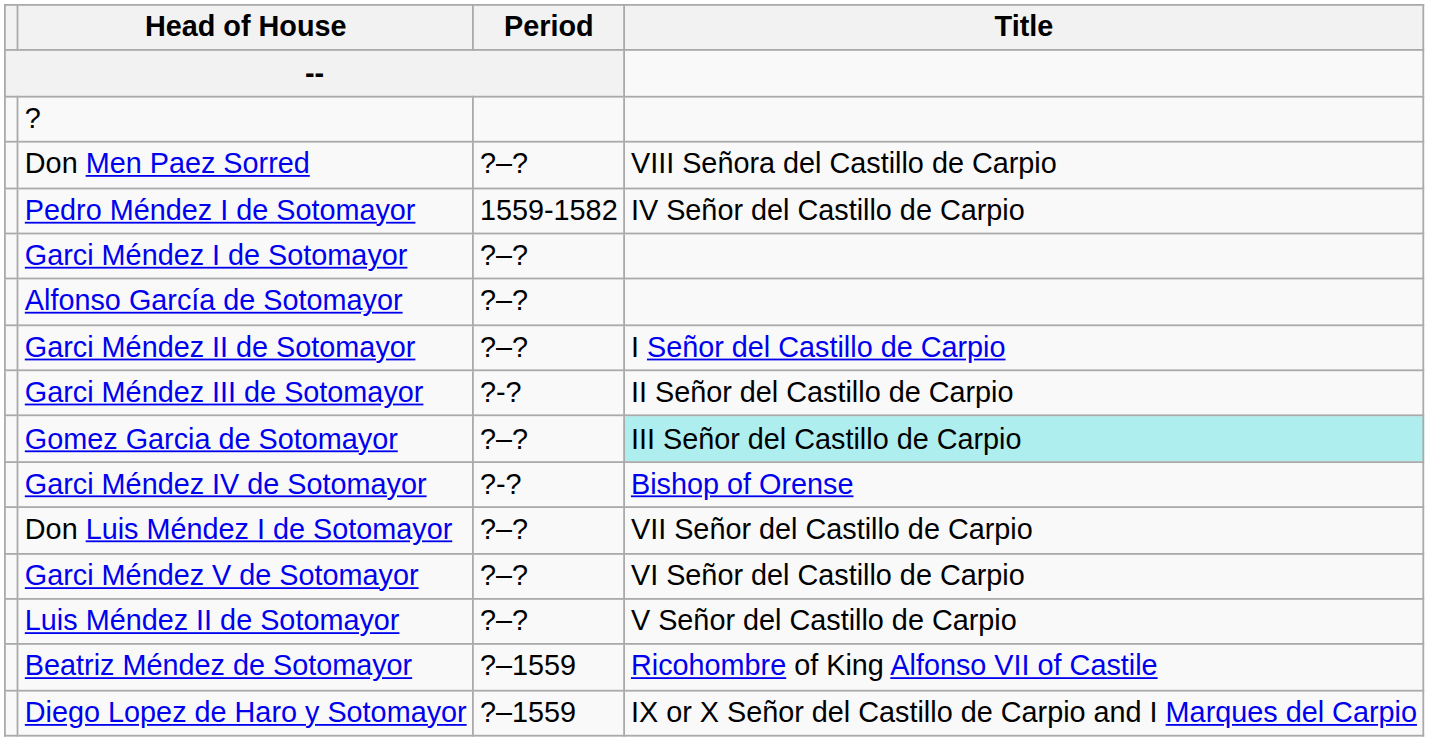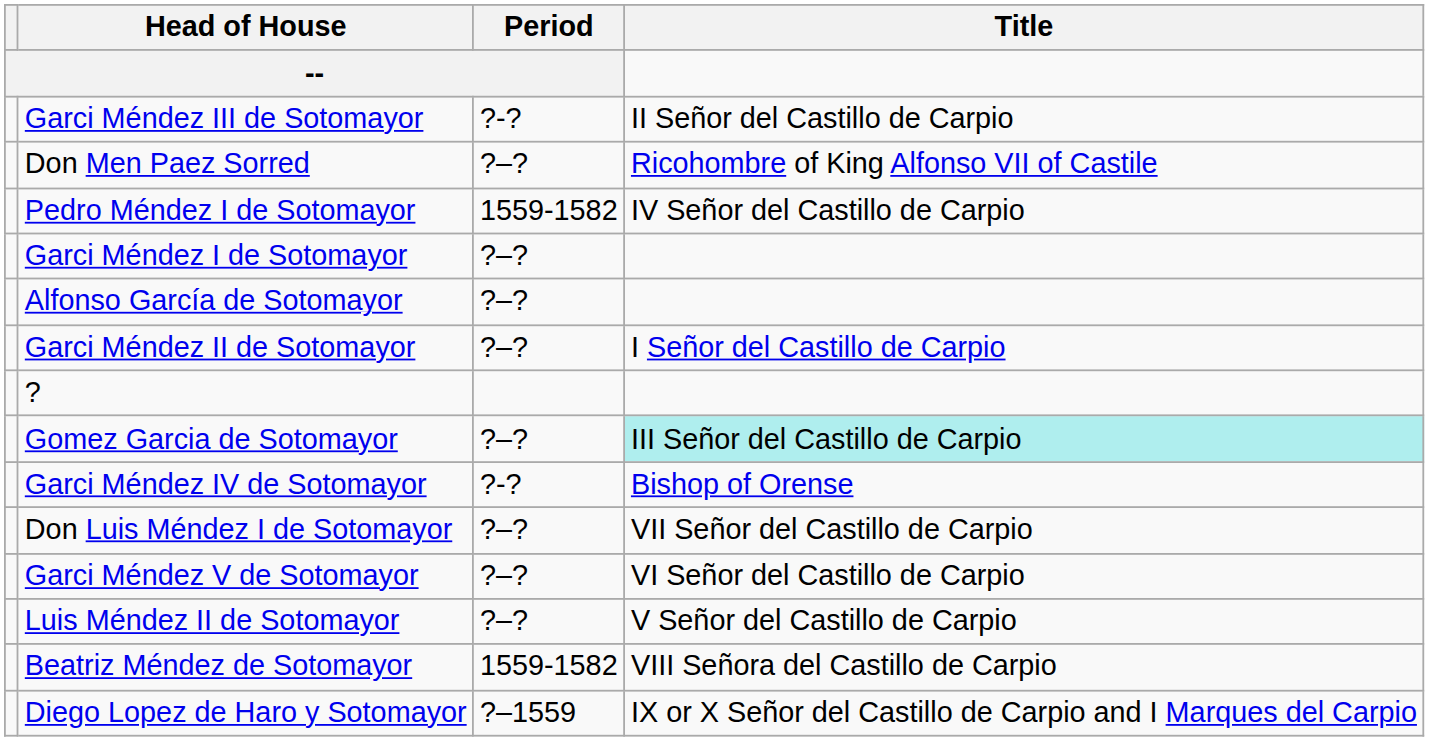rows swapped: (33, 118) <-> (224, 392)
(844, 164) VIII Señora del Castillo de Carpio -> (894, 164) Ricohombre of King Alfonso VII of Castile
(528, 666) ?–1559 -> (549, 666) 1559-1582
(894, 666) Ricohombre of King Alfonso VII of Castile -> (844, 666) VIII Señora del Castillo de Carpio
